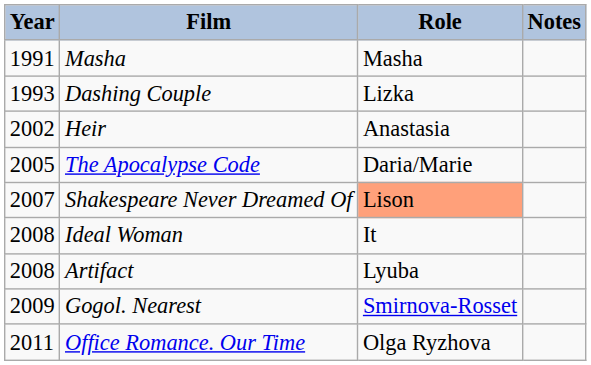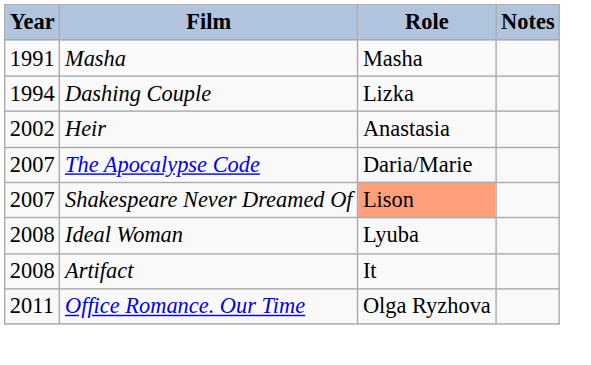(32, 93) 1993 -> (32, 93) 1994
(32, 164) 2005 -> (32, 164) 2007
(370, 235) It -> (391, 235) Lyuba
(391, 270) Lyuba -> (370, 270) It
- row: (133, 306)
